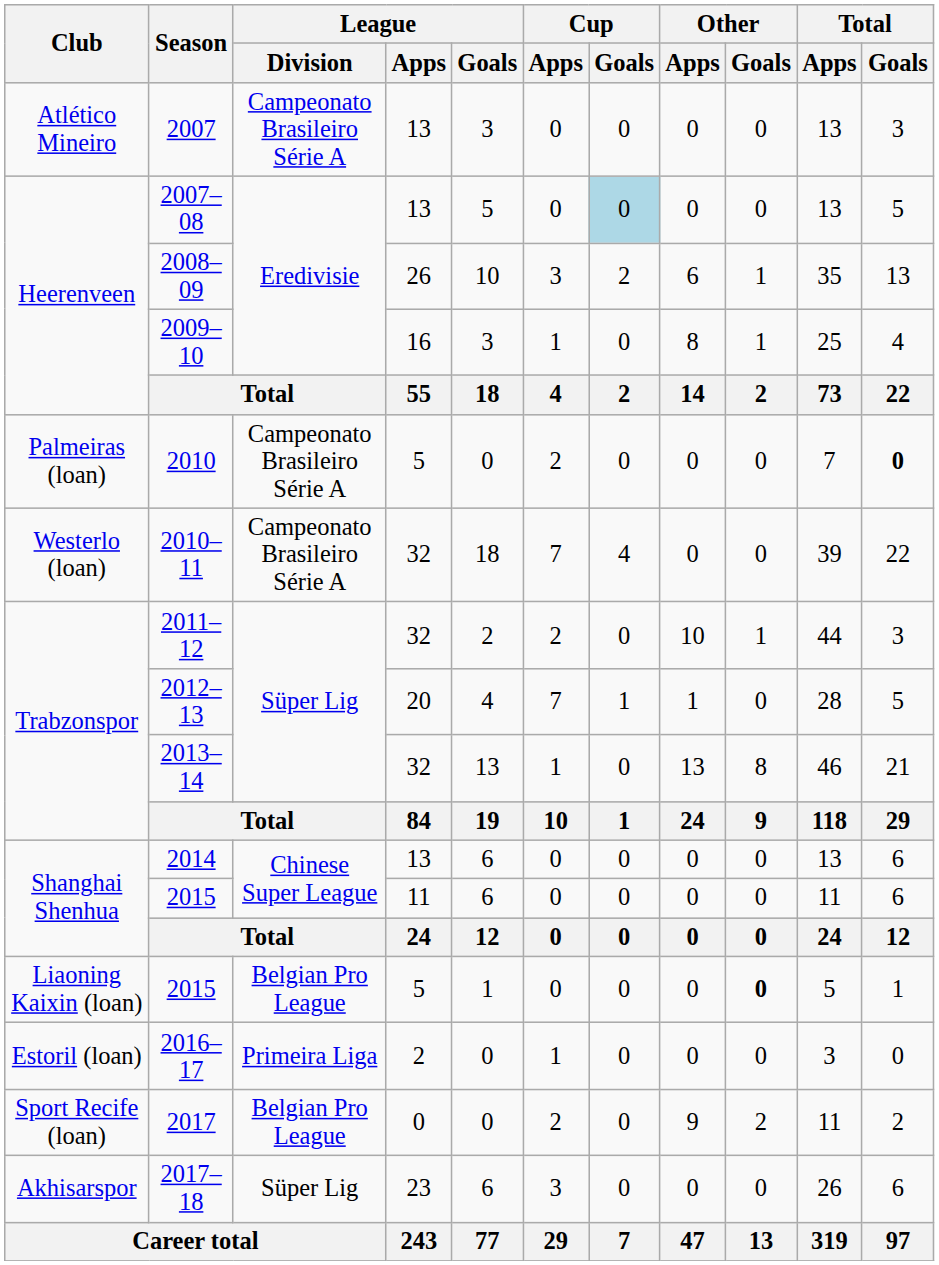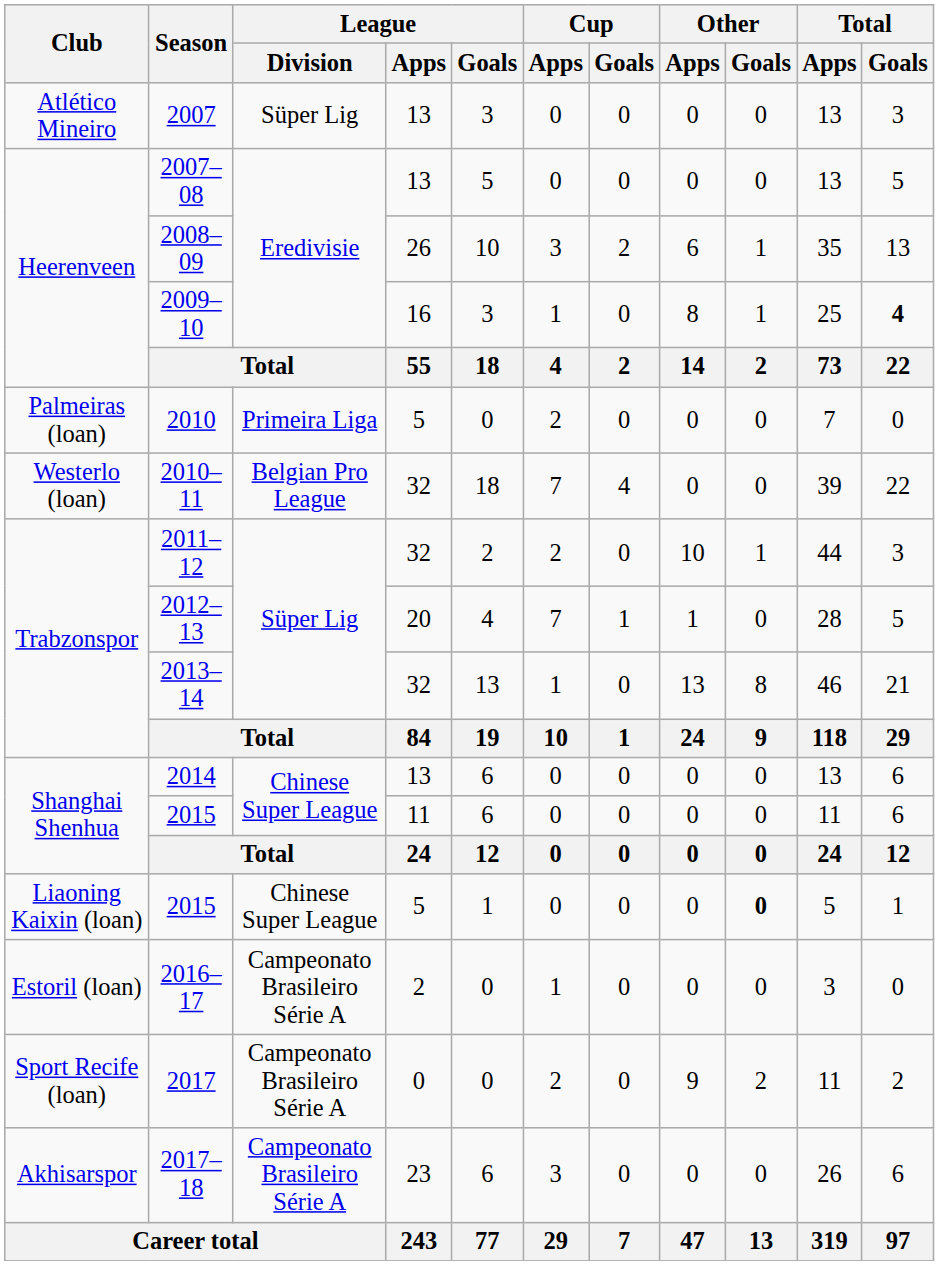(310, 129) Campeonato Brasileiro Série A -> (310, 115) Süper Lig
(624, 209) lightblue background -> (624, 181) no background
(898, 341) normal -> (898, 314) bold
(310, 460) Campeonato Brasileiro Série A -> (310, 419) Primeira Liga
(898, 460) bold -> (898, 419) normal
(310, 554) Campeonato Brasileiro Série A -> (310, 485) Belgian Pro League
(310, 989) Belgian Pro League -> (310, 906) Chinese Super League
(310, 1055) Primeira Liga -> (310, 986) Campeonato Brasileiro Série A
(310, 1122) Belgian Pro League -> (310, 1080) Campeonato Brasileiro Série A
(310, 1188) Süper Lig -> (310, 1174) Campeonato Brasileiro Série A
